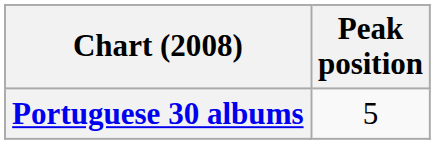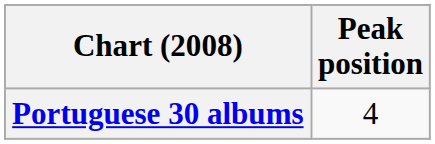(371, 113) 5 -> (371, 113) 4
